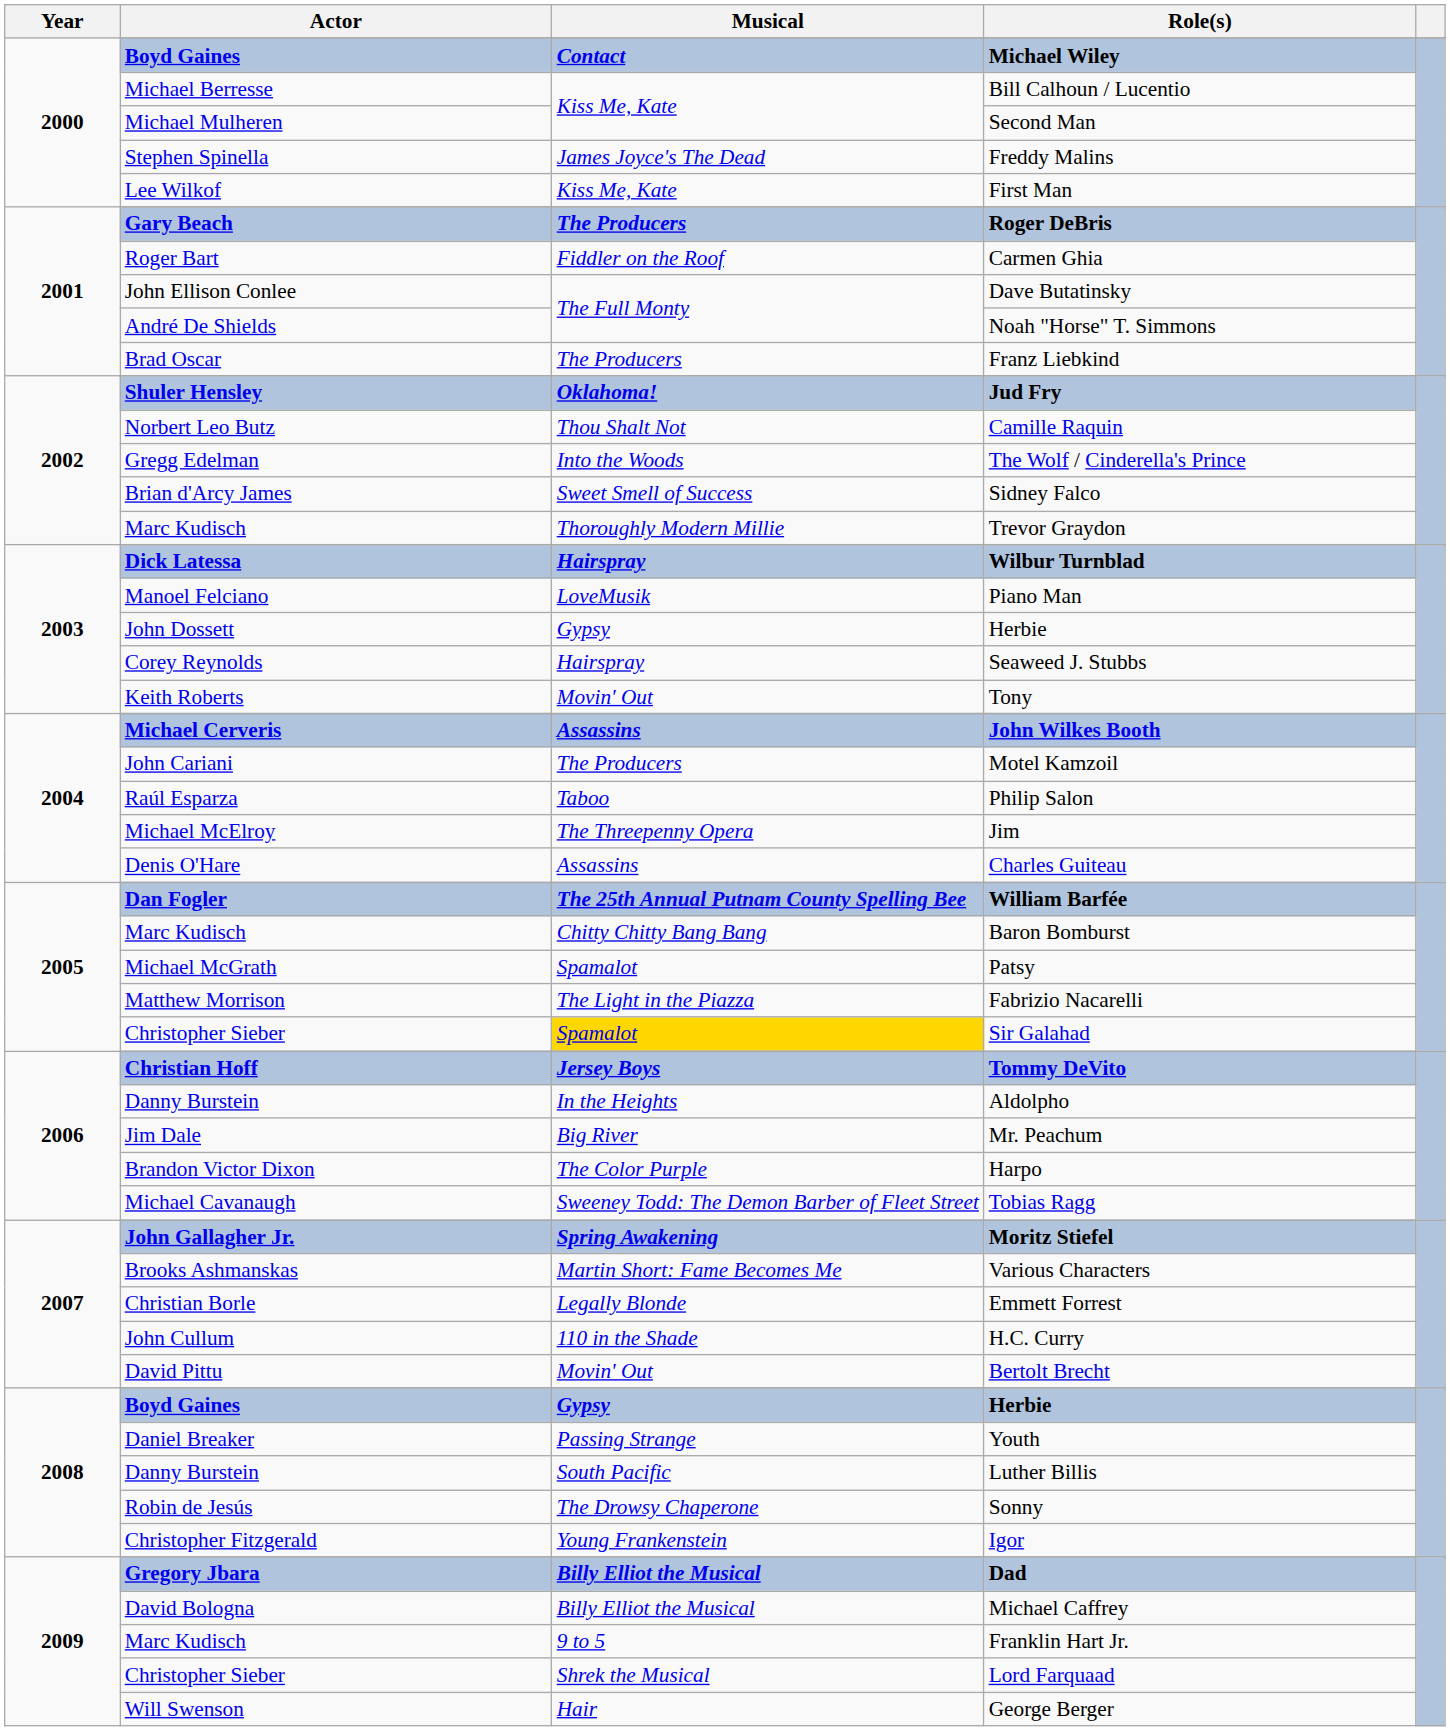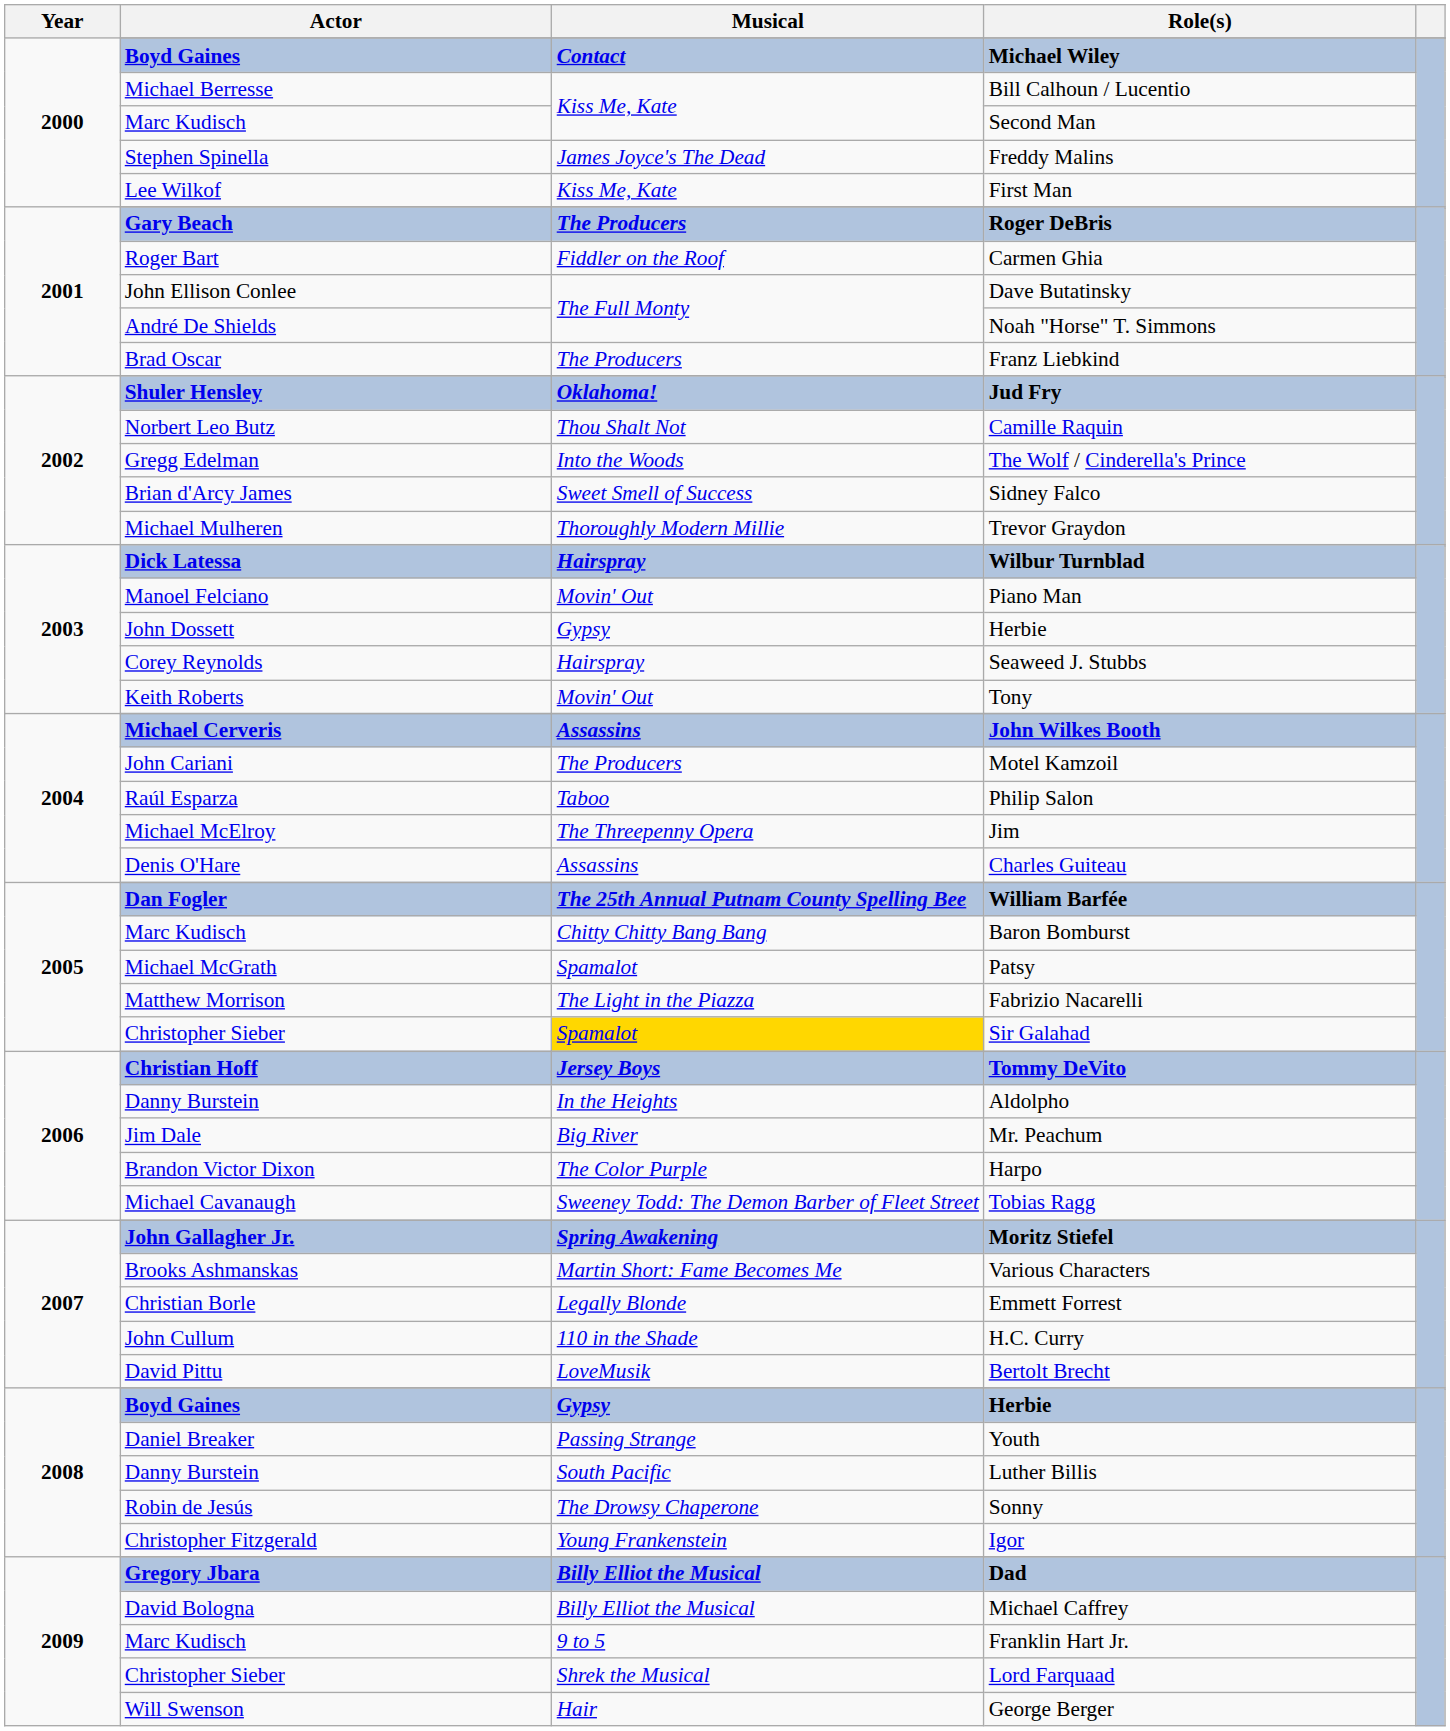(204, 122) Michael Mulheren -> (185, 122) Marc Kudisch
(185, 527) Marc Kudisch -> (204, 527) Michael Mulheren
(603, 595) LoveMusik -> (605, 595) Movin' Out
(605, 1371) Movin' Out -> (603, 1371) LoveMusik
